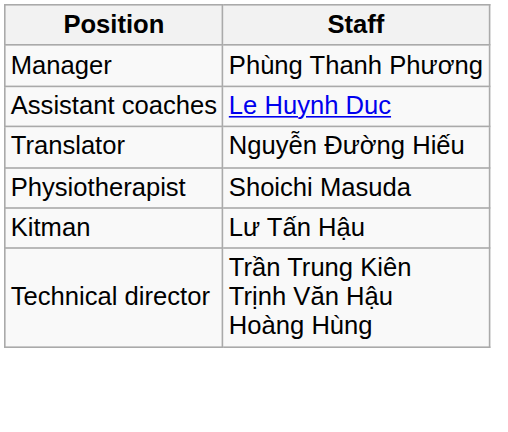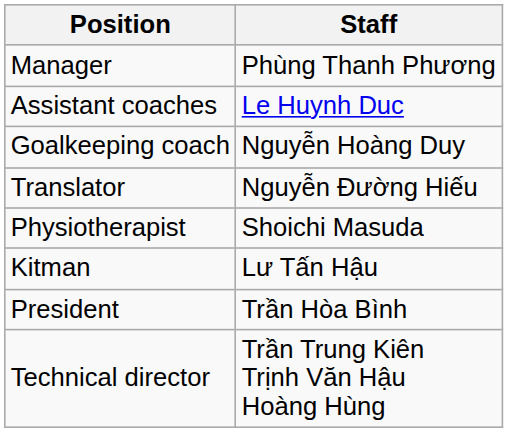+ row: (120, 146)
+ row: (65, 308)
